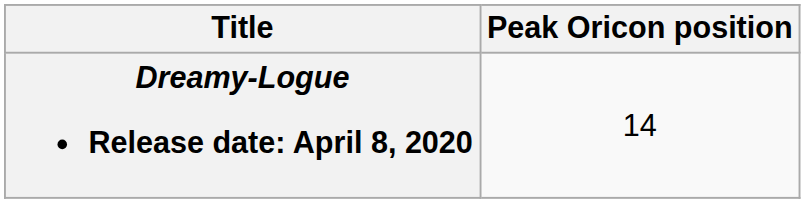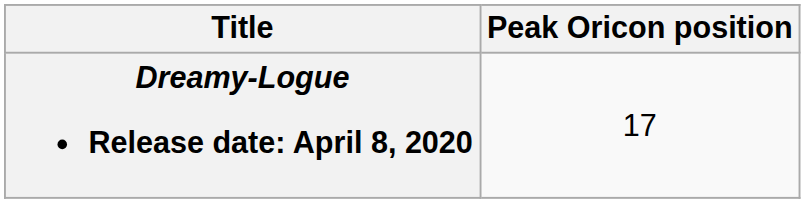(640, 124) 14 -> (640, 124) 17
